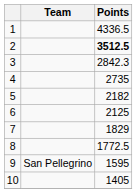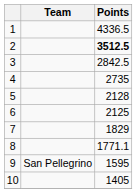(113, 63) 2842.3 -> (113, 63) 2842.5
(117, 96) 2182 -> (117, 96) 2128
(113, 146) 1772.5 -> (113, 146) 1771.1
